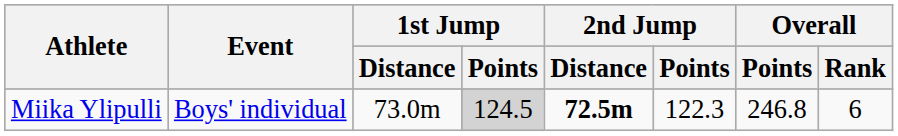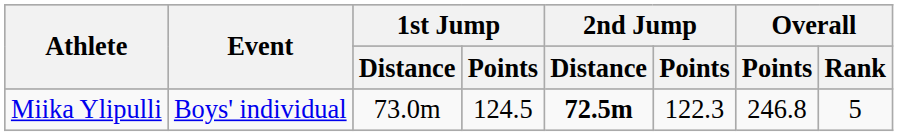(503, 109) lightgrey background -> (503, 109) no background
(855, 109) 6 -> (855, 109) 5
